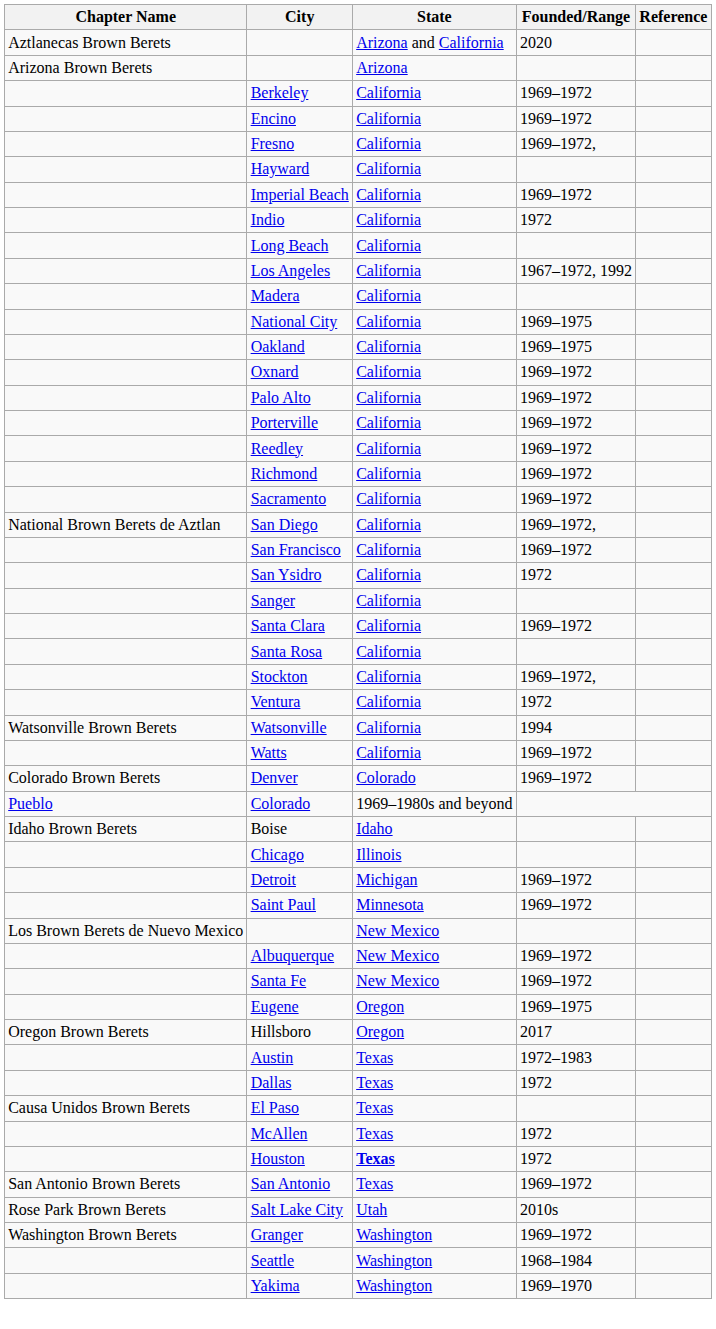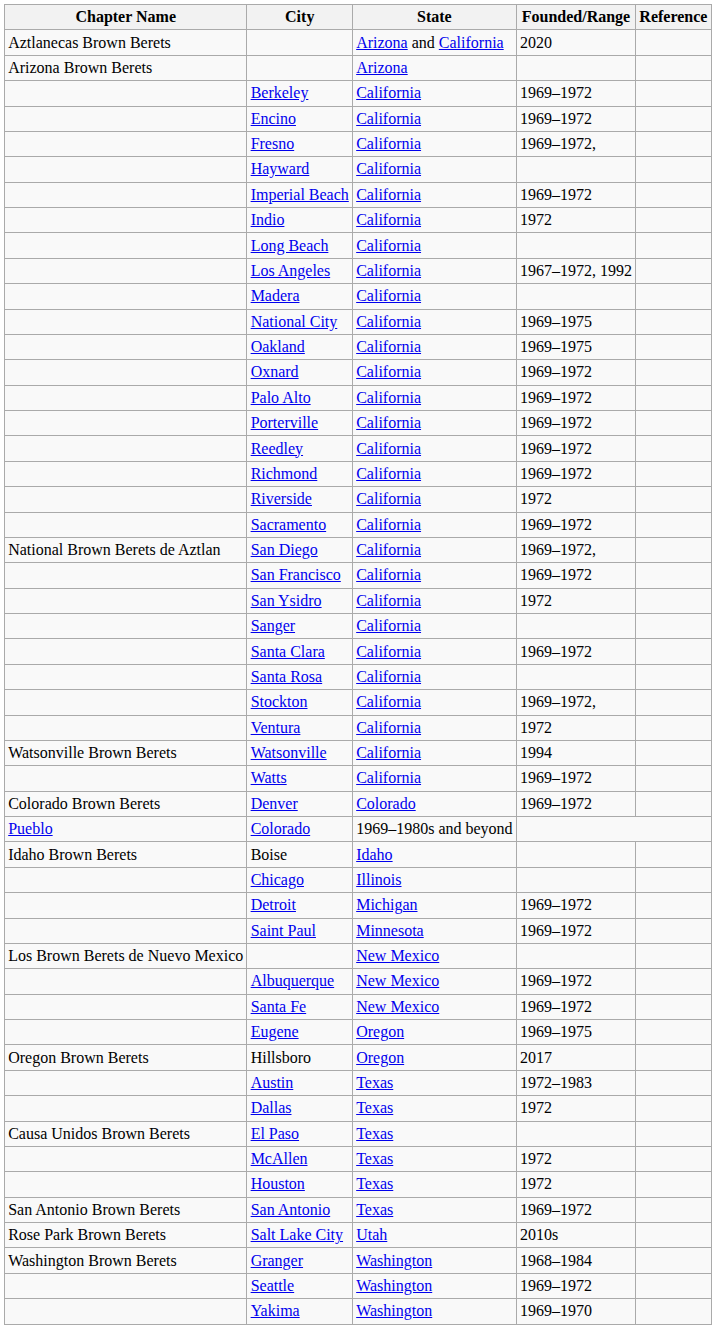+ row: (126, 499)
(375, 1159) bold -> (375, 1184) normal
(556, 1235) 1969–1972 -> (556, 1260) 1968–1984
(556, 1260) 1968–1984 -> (556, 1285) 1969–1972
